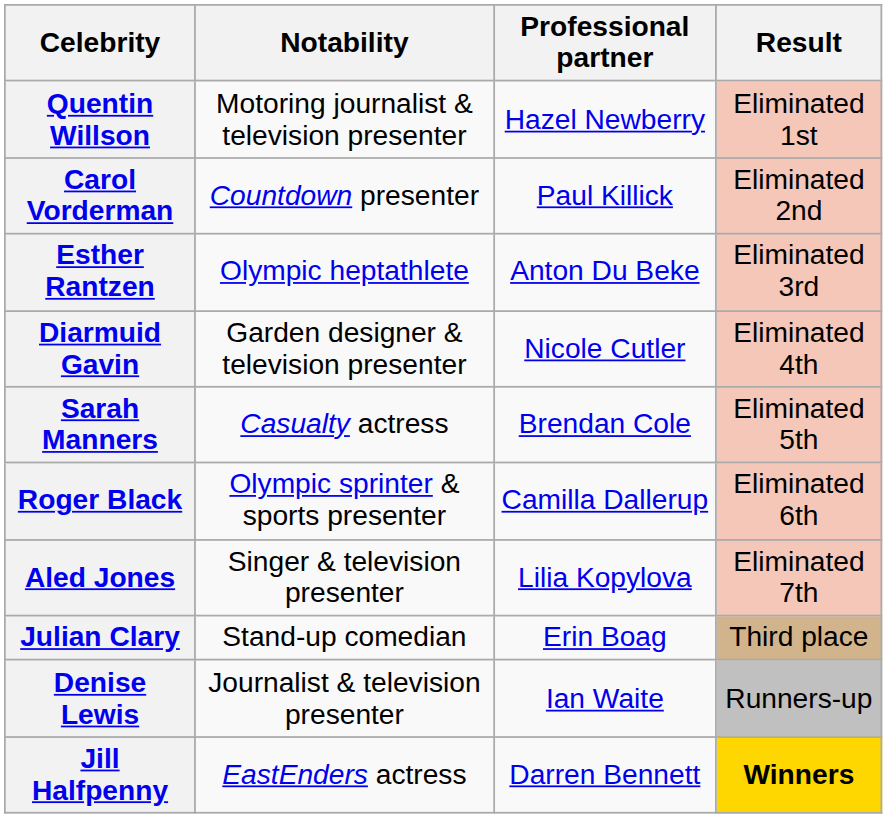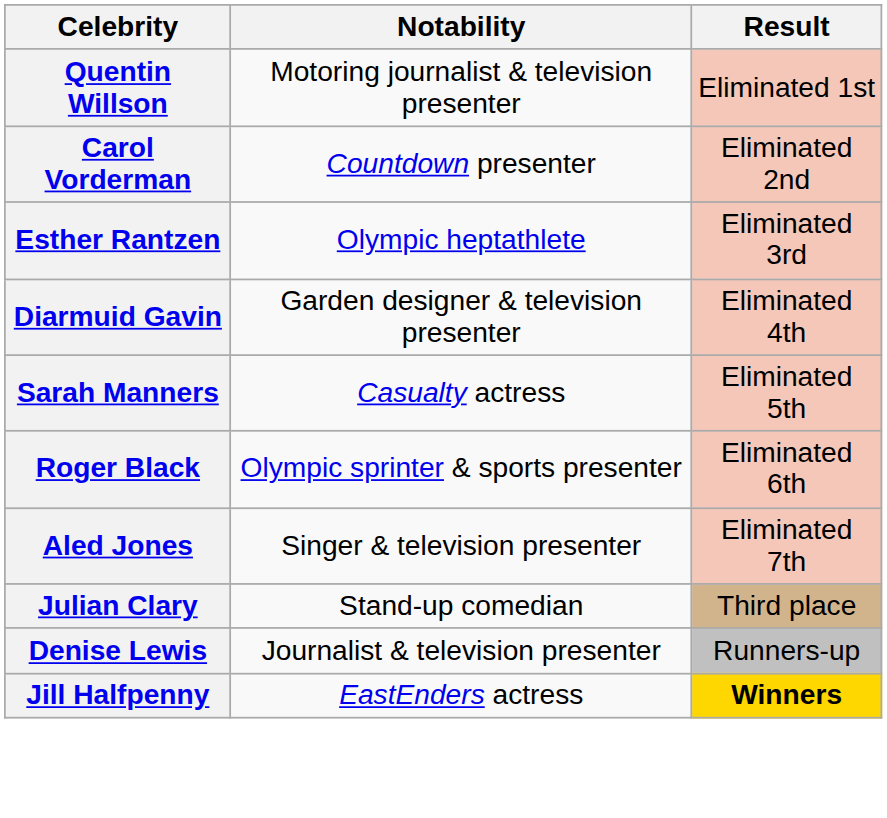- column: (605, 42)
